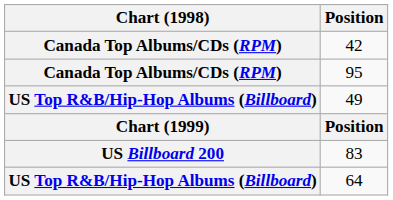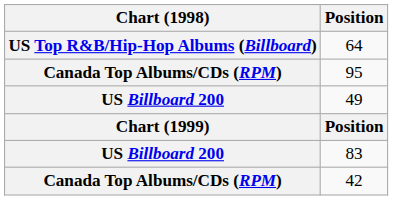rows swapped: (354, 45) <-> (354, 180)
(163, 99) US Top R&B/Hip-Hop Albums (Billboard) -> (163, 99) US Billboard 200
